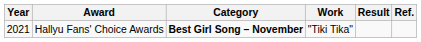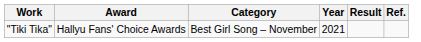columns swapped: (18, 12) <-> (330, 12)
(236, 29) bold -> (254, 29) normal
